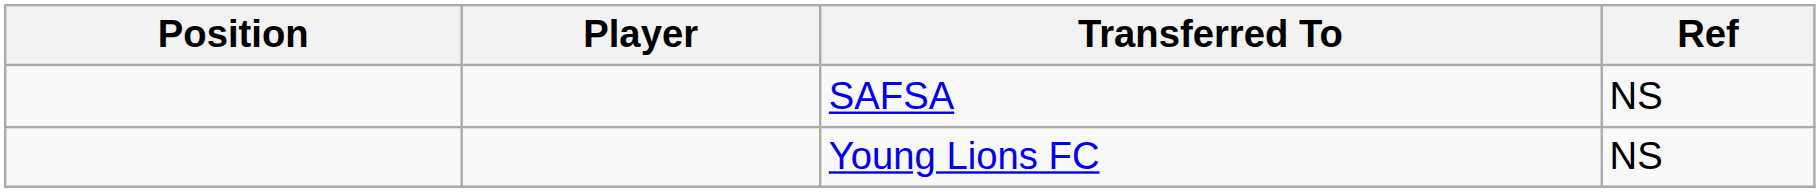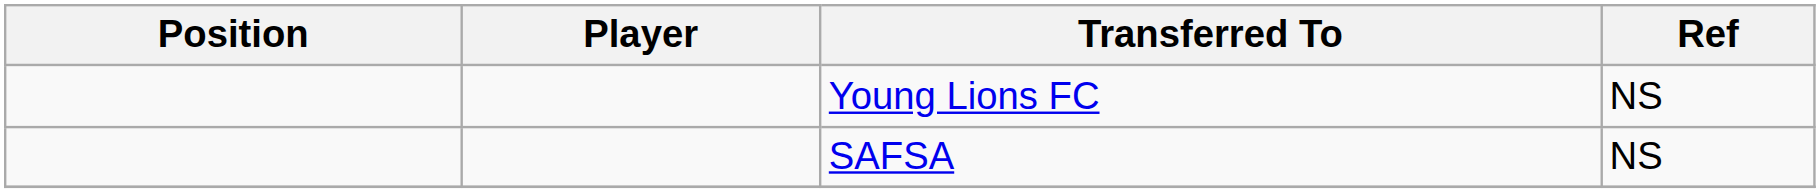rows swapped: (964, 156) <-> (892, 95)
